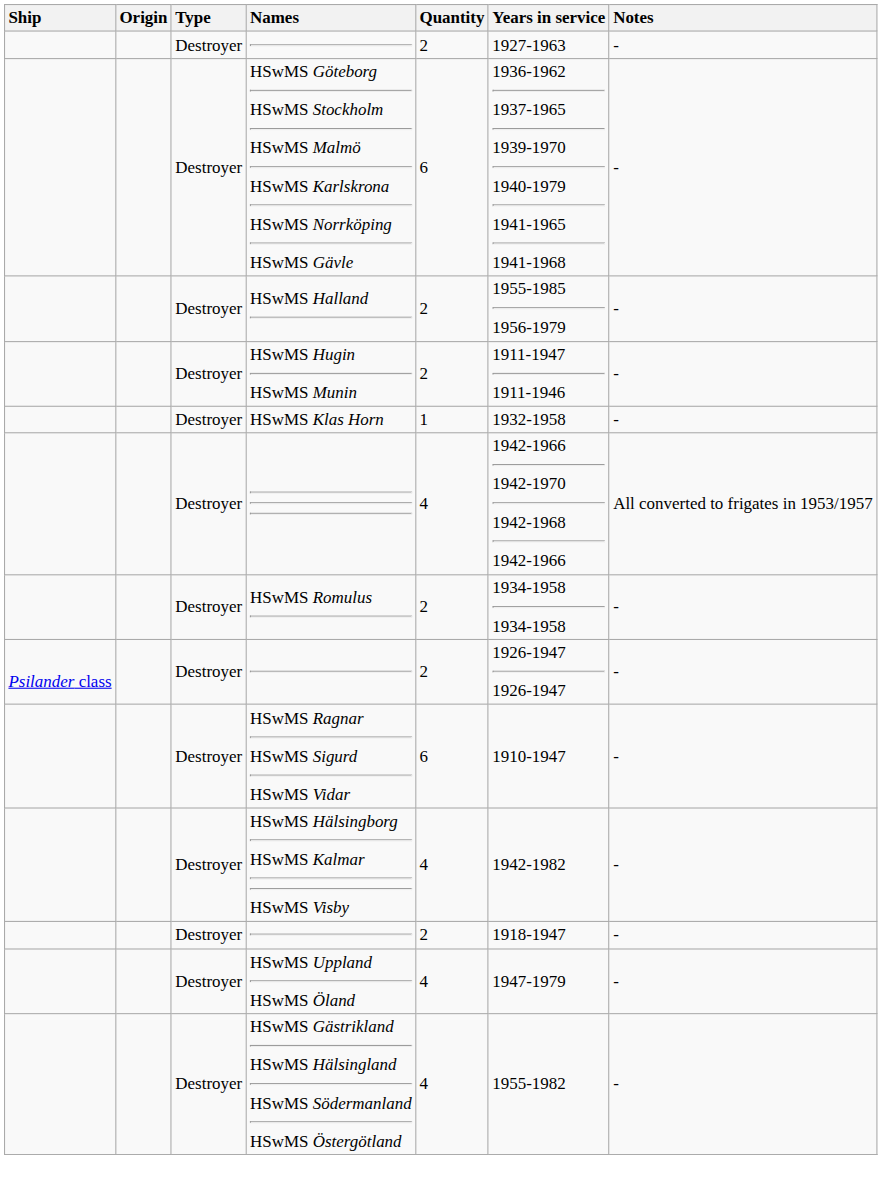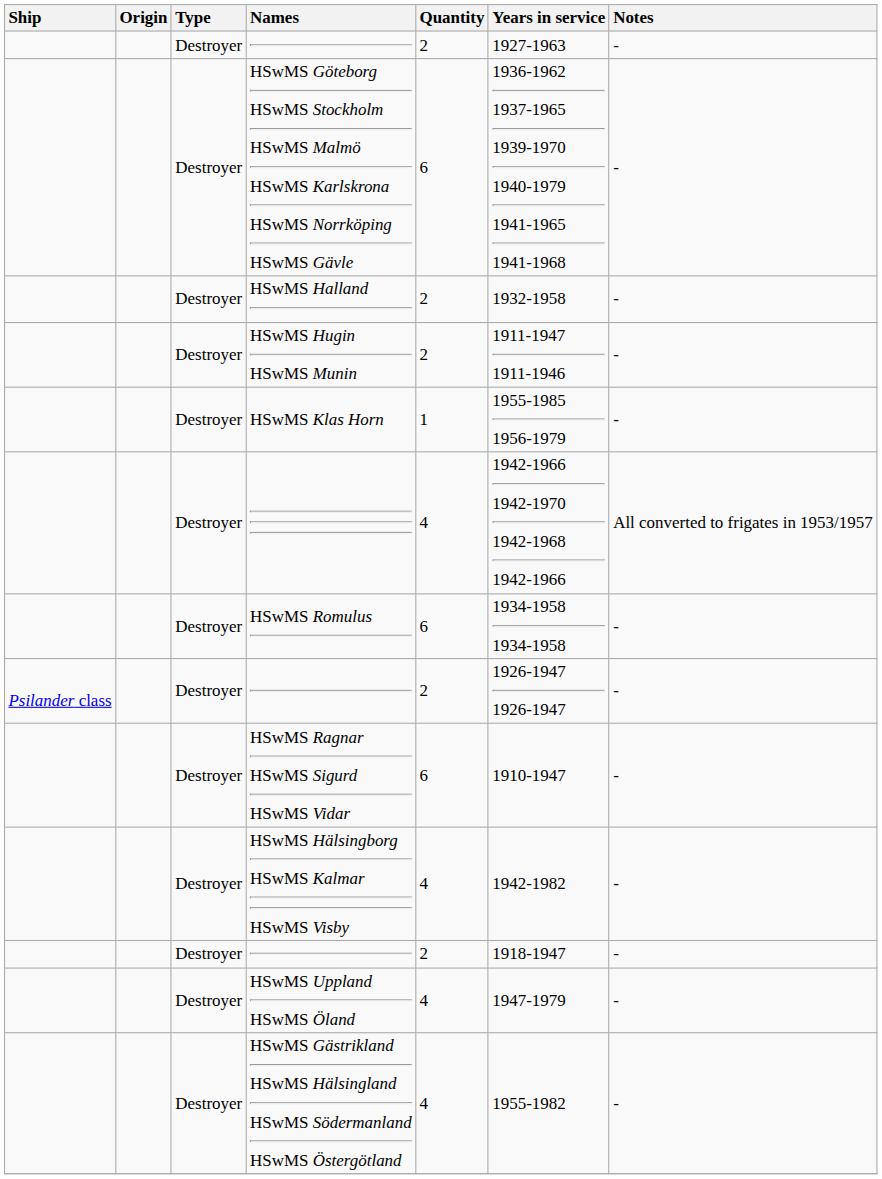(549, 308) 1955-1985 1956-1979 -> (529, 298) 1932-1958
(529, 419) 1932-1958 -> (549, 419) 1955-1985 1956-1979
(424, 606) 2 -> (424, 625) 6
